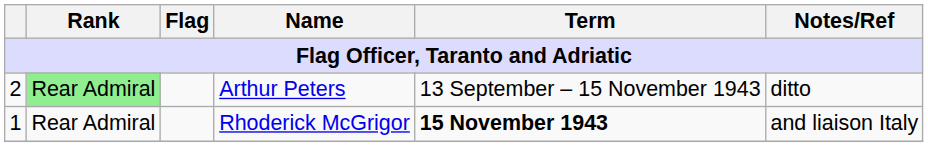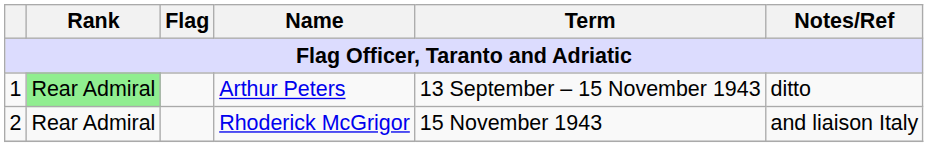(16, 89) 2 -> (16, 89) 1
(16, 123) 1 -> (16, 123) 2
(514, 123) bold -> (511, 123) normal
